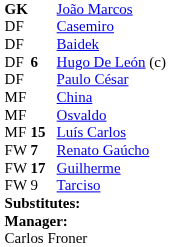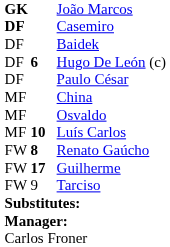(14, 26) normal -> (15, 26) bold
(38, 132) 15 -> (38, 132) 10
(34, 150) 7 -> (34, 150) 8
